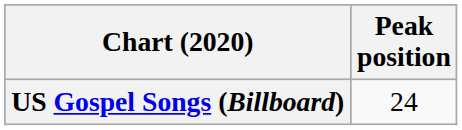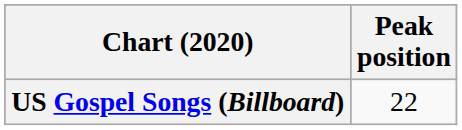(404, 101) 24 -> (404, 101) 22
